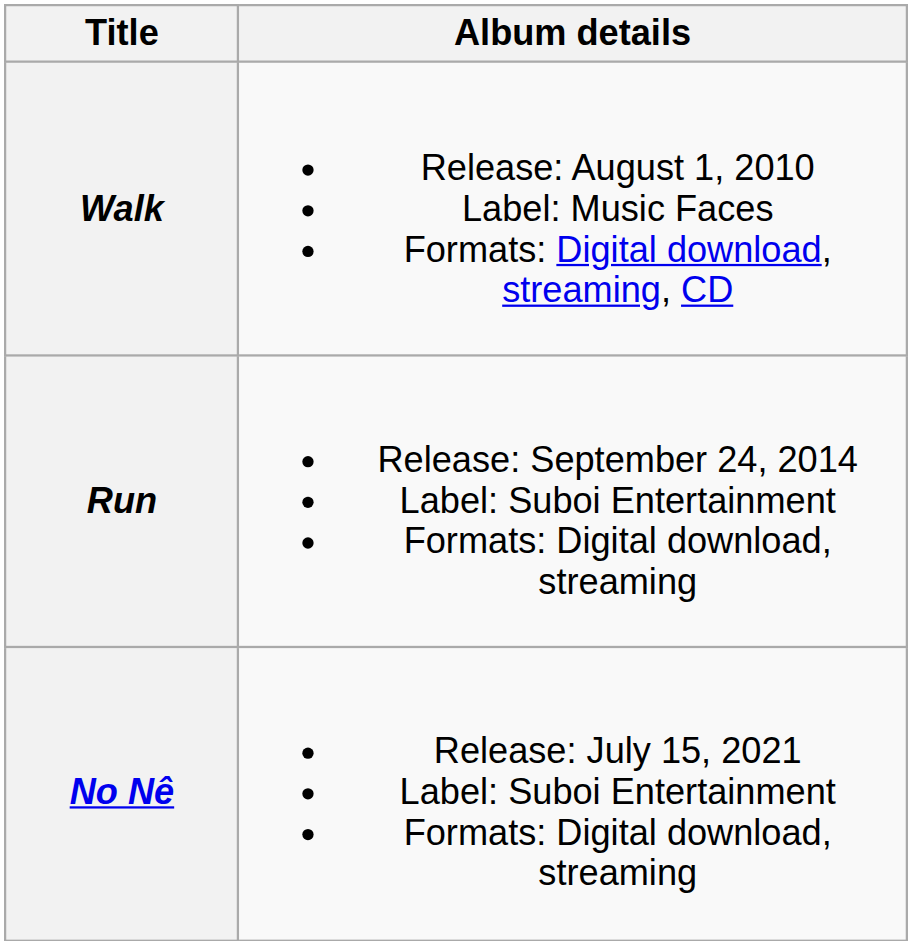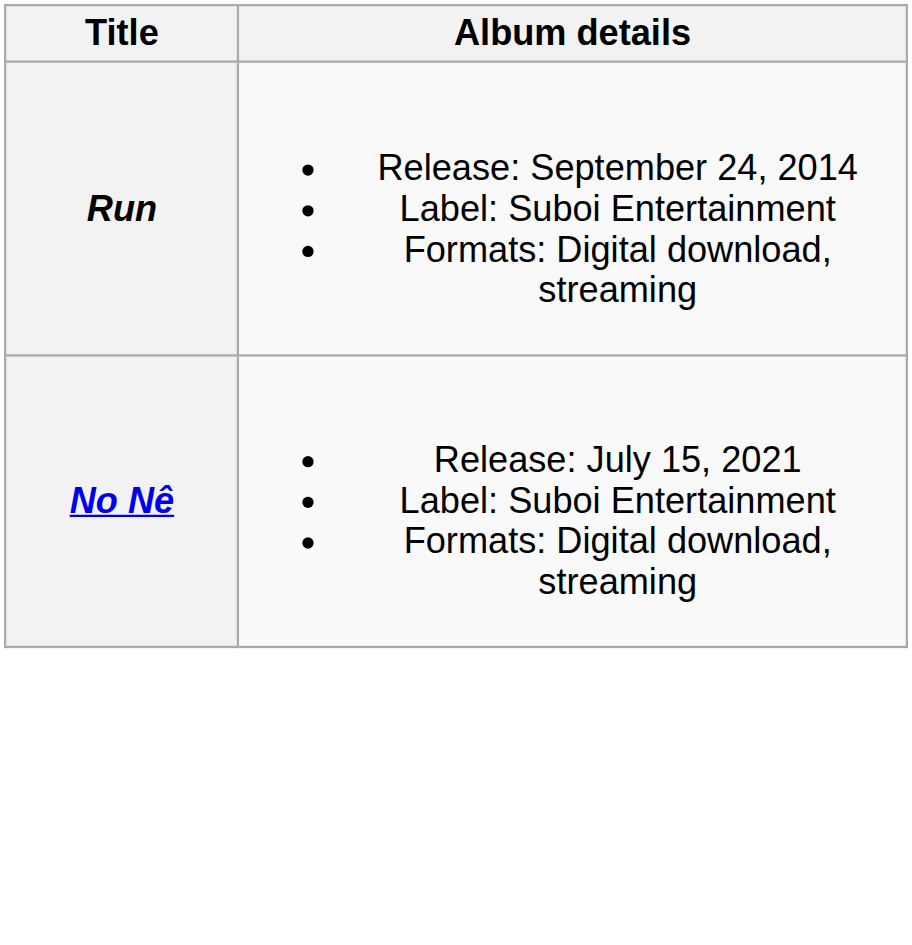- row: (122, 208)
